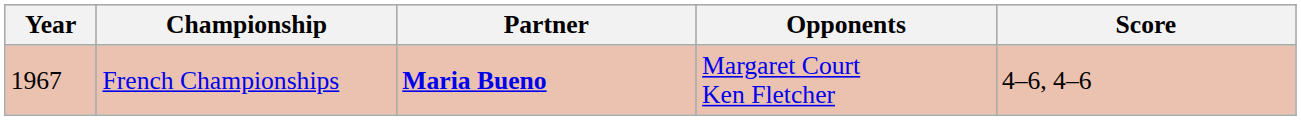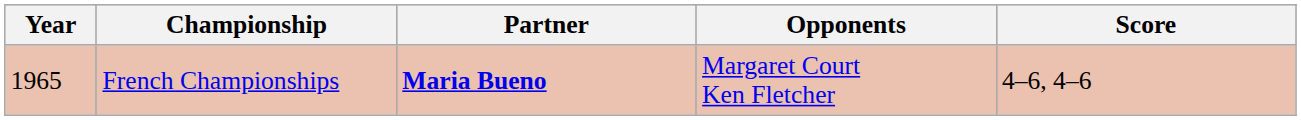(36, 79) 1967 -> (36, 79) 1965
